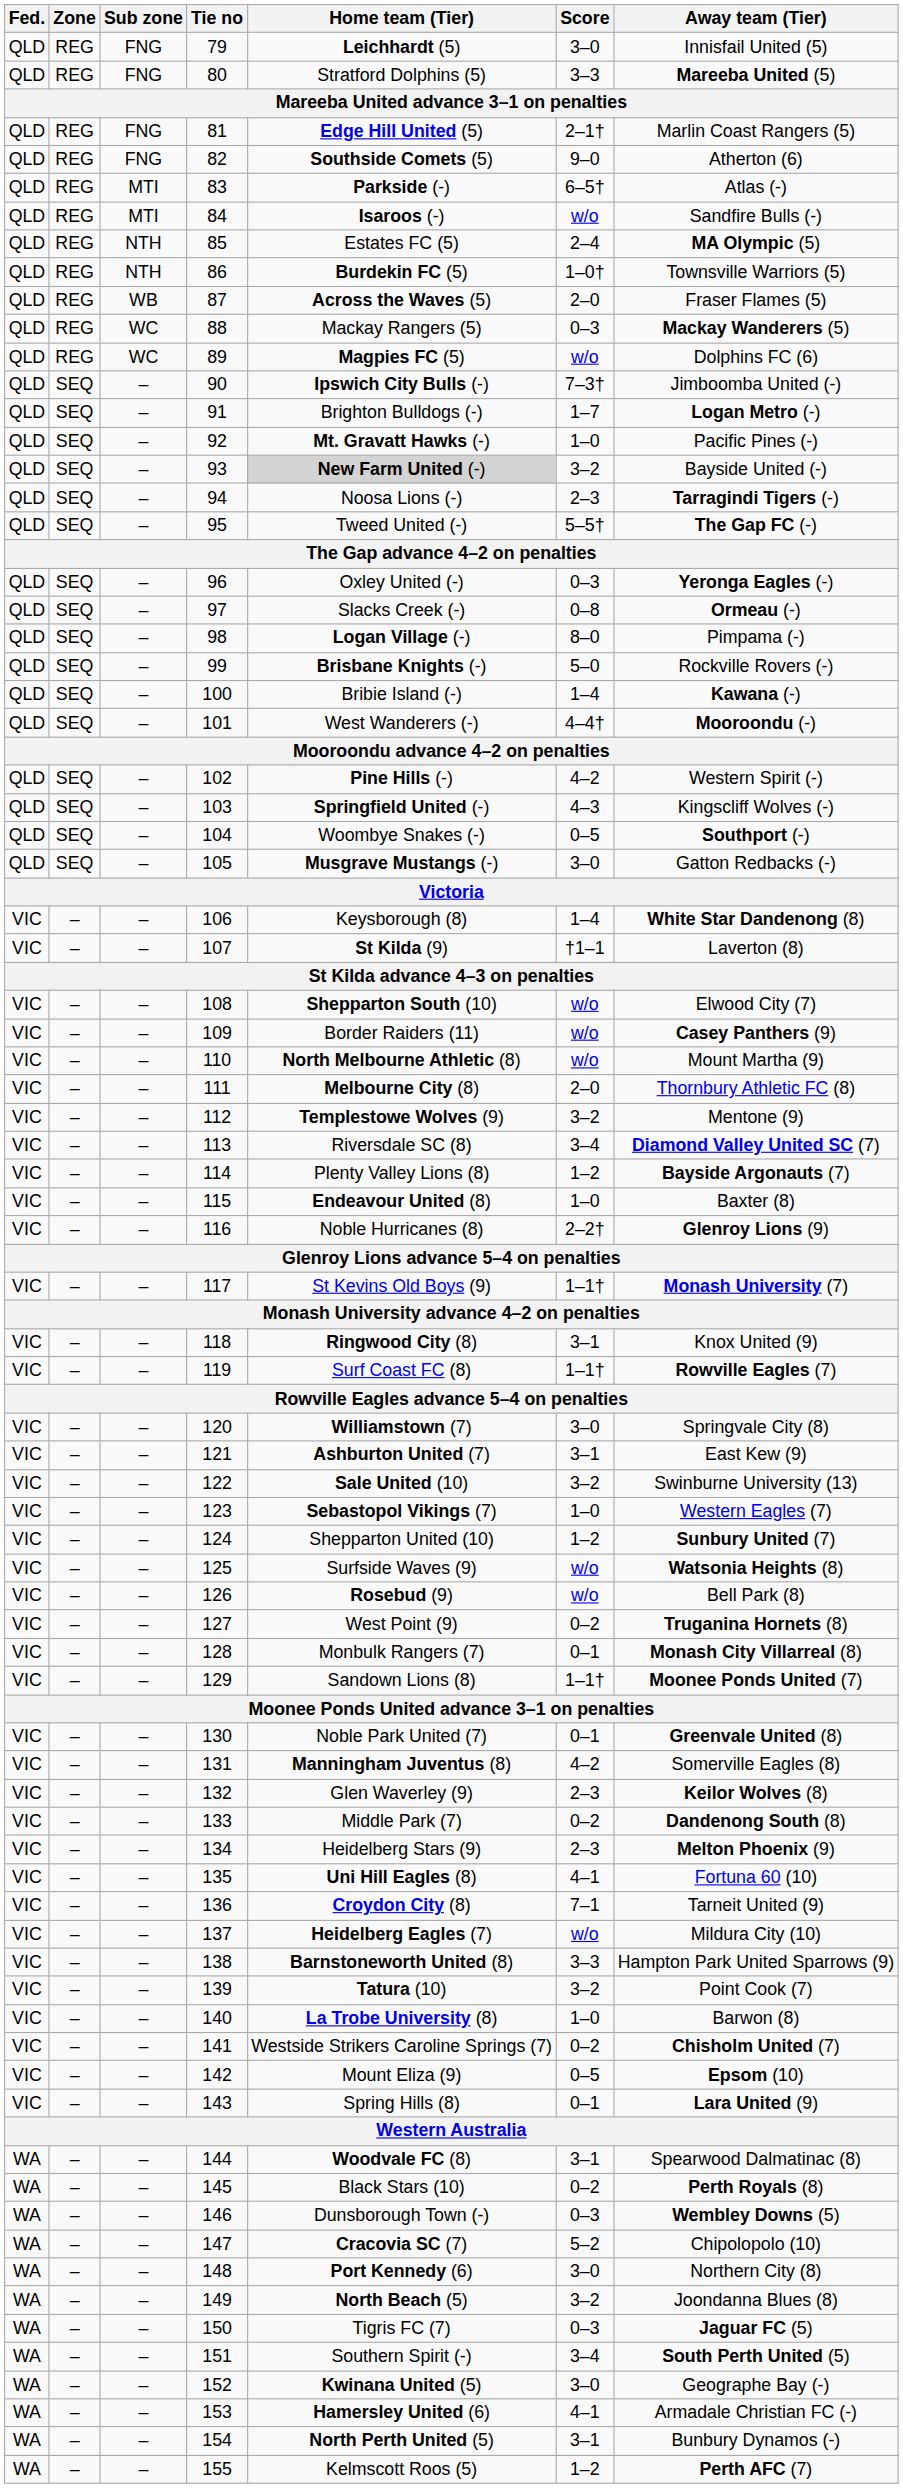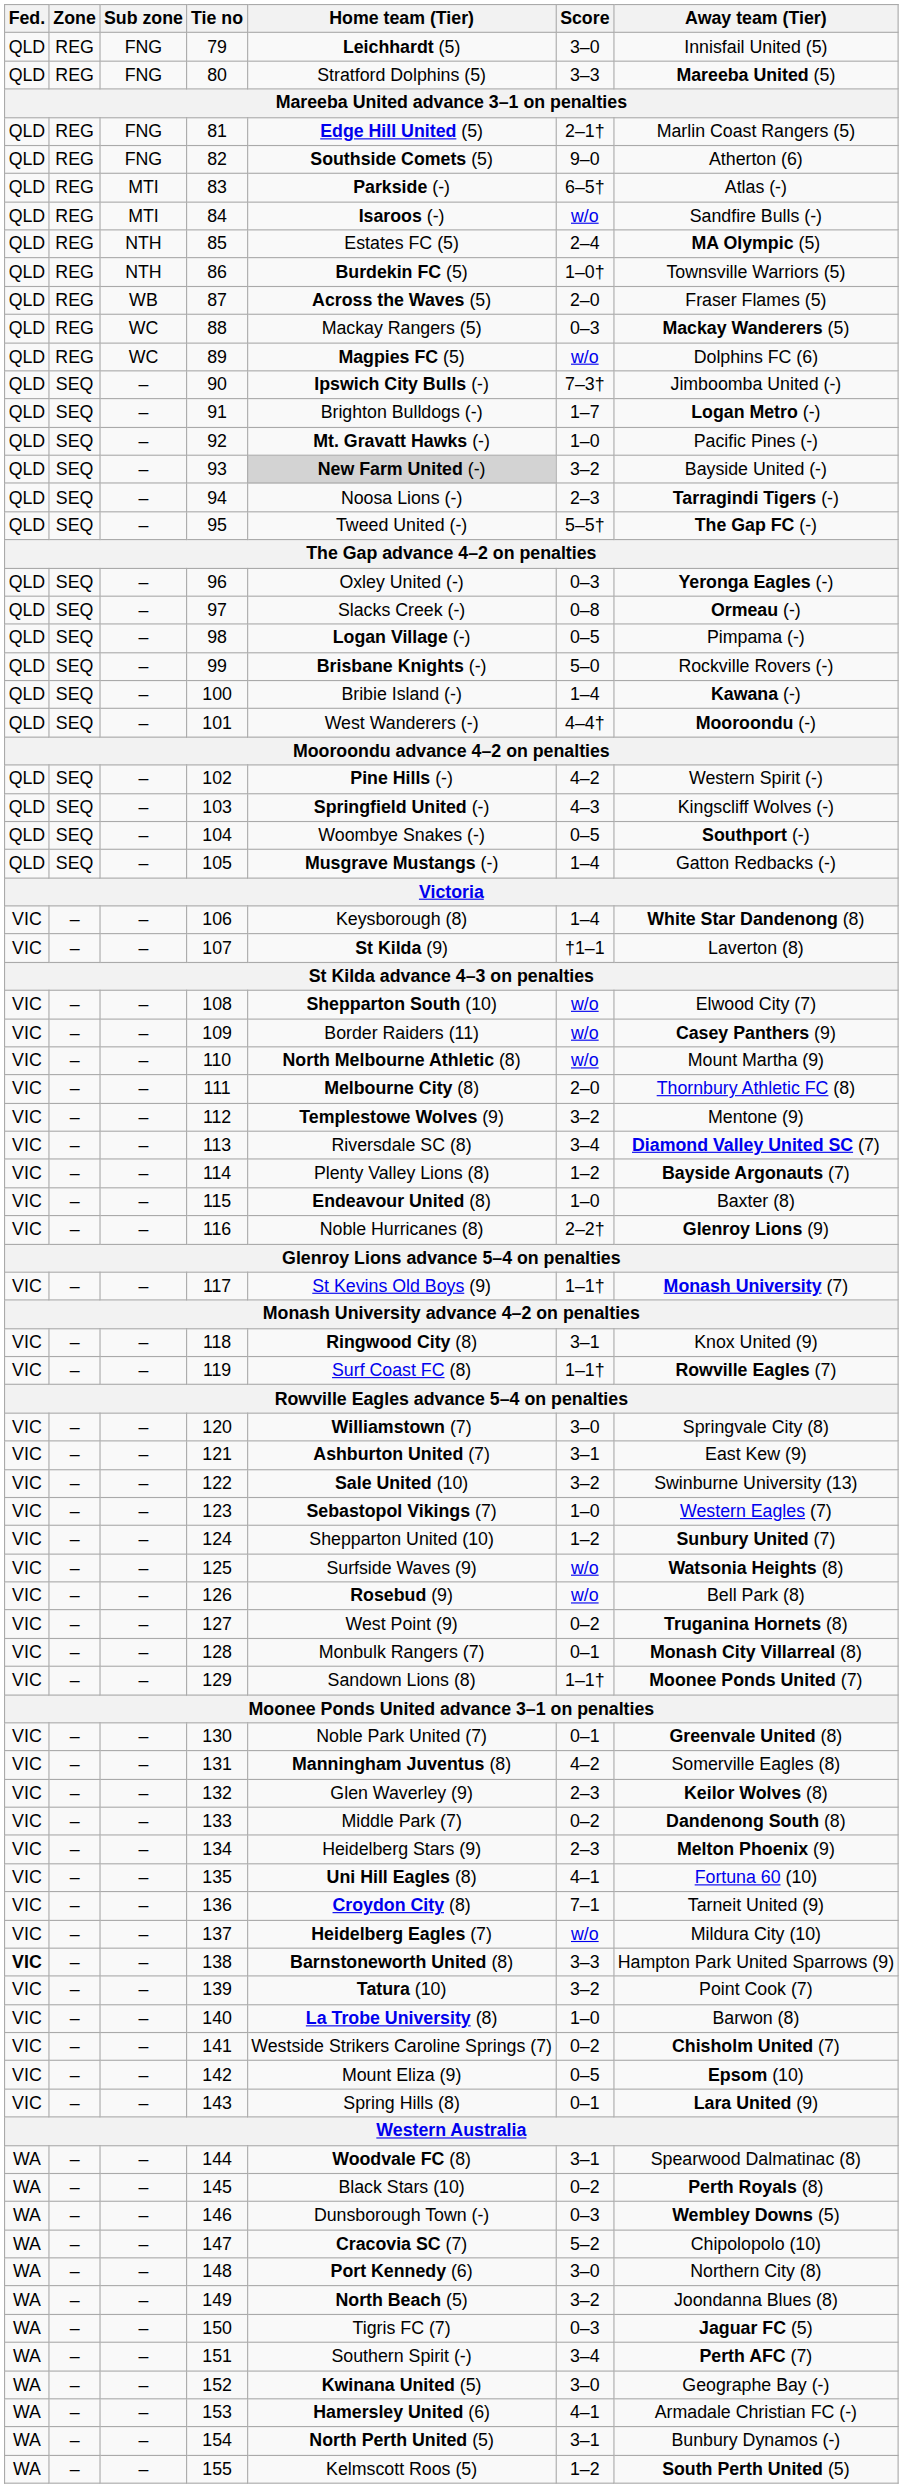(585, 638) 8–0 -> (585, 638) 0–5
(585, 863) 3–0 -> (585, 863) 1–4
(27, 1962) normal -> (27, 1962) bold
(756, 2356) South Perth United (5) -> (756, 2356) Perth AFC (7)
(756, 2469) Perth AFC (7) -> (756, 2469) South Perth United (5)
